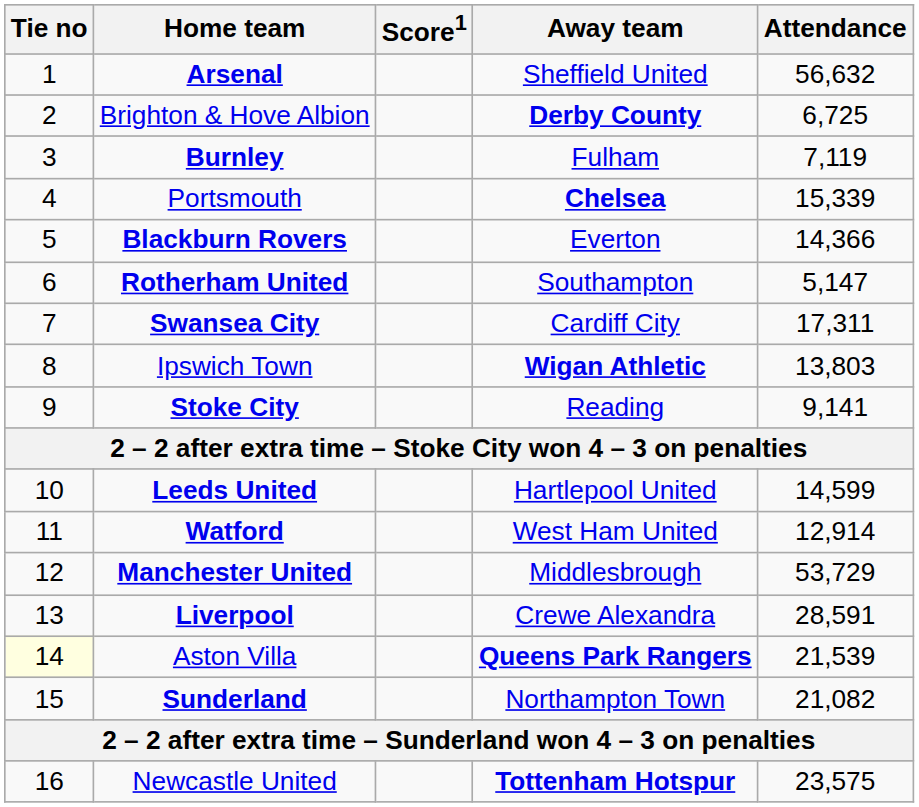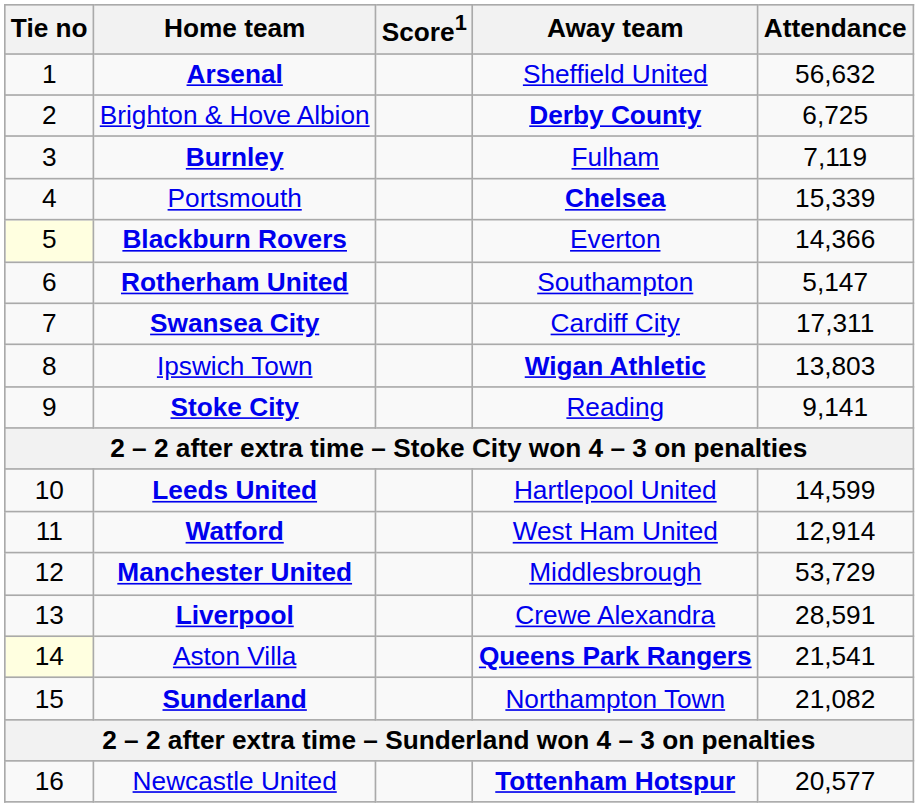(49, 240) no background -> (49, 240) lightyellow background
(835, 656) 21,539 -> (835, 656) 21,541
(835, 781) 23,575 -> (835, 781) 20,577
